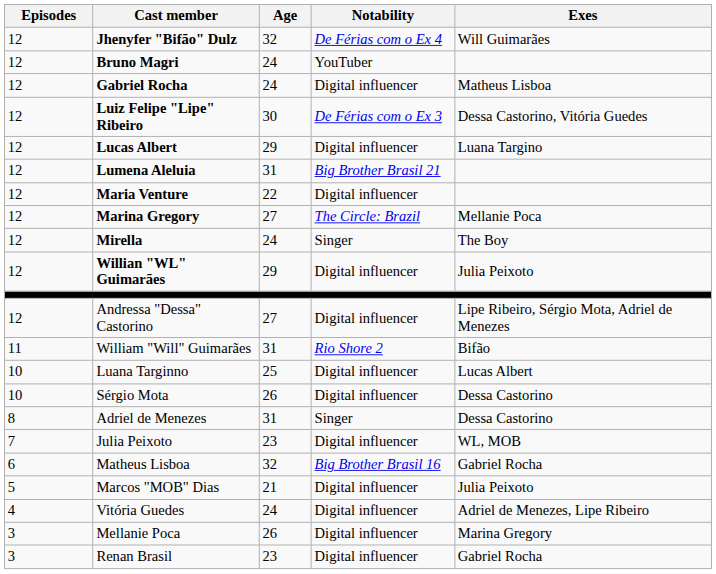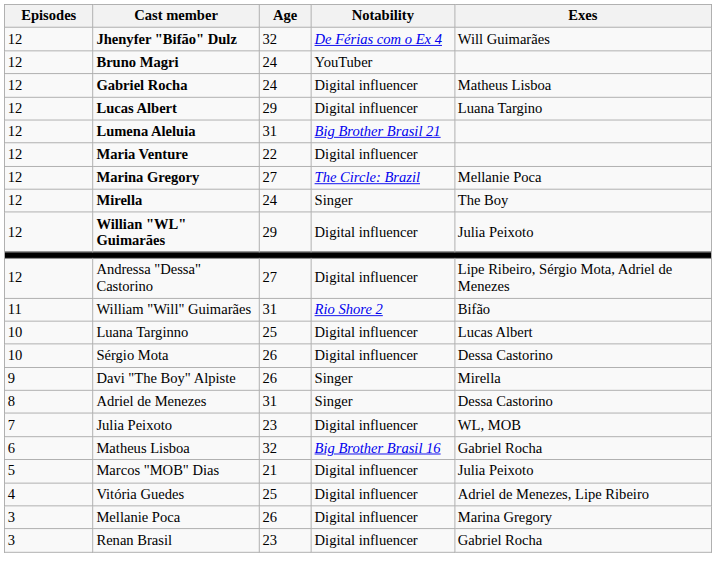- row: (155, 116)
+ row: (166, 378)
(270, 510) 24 -> (270, 494) 25
